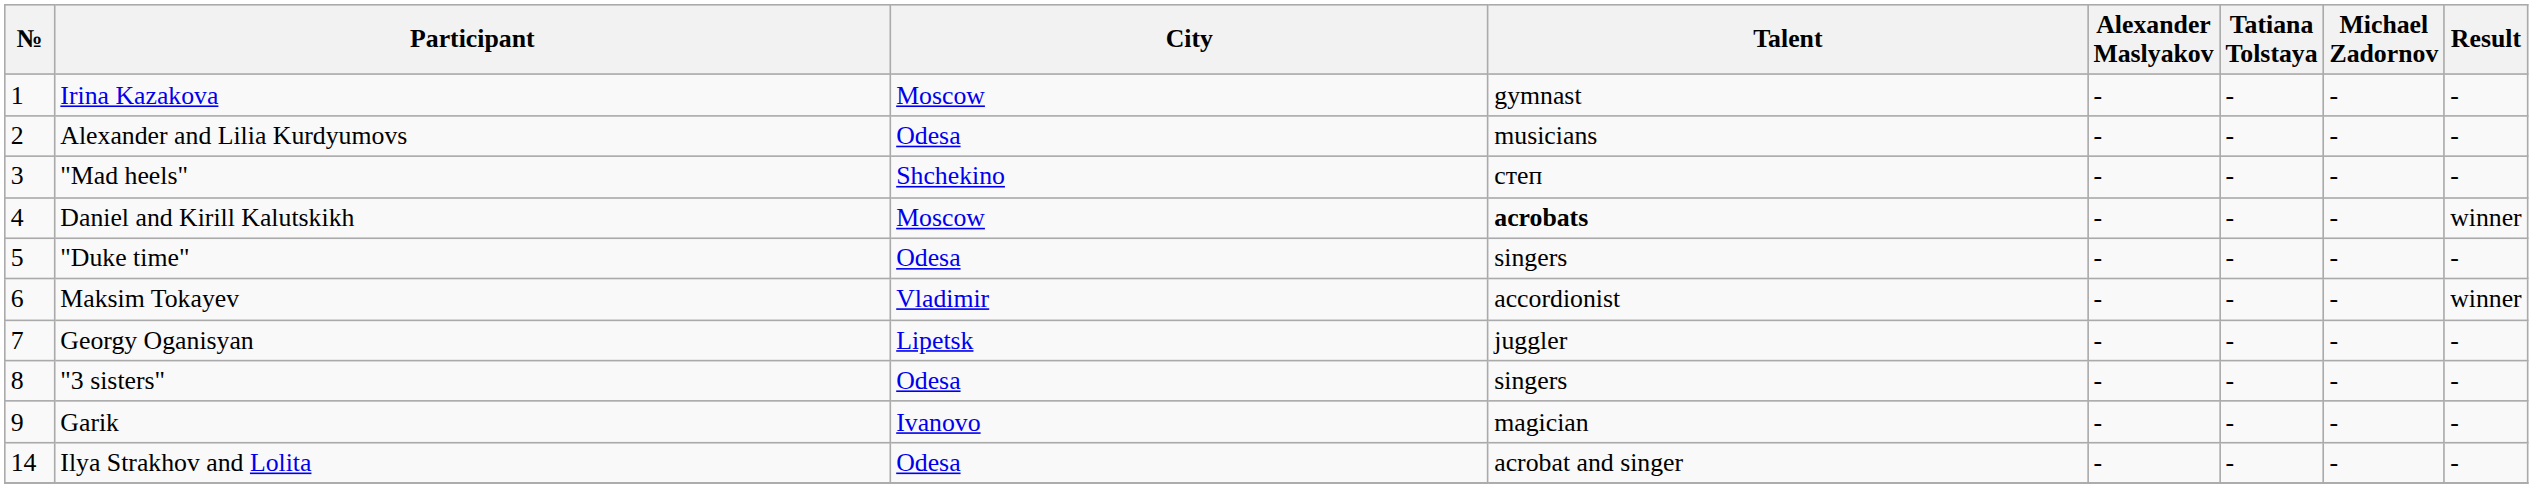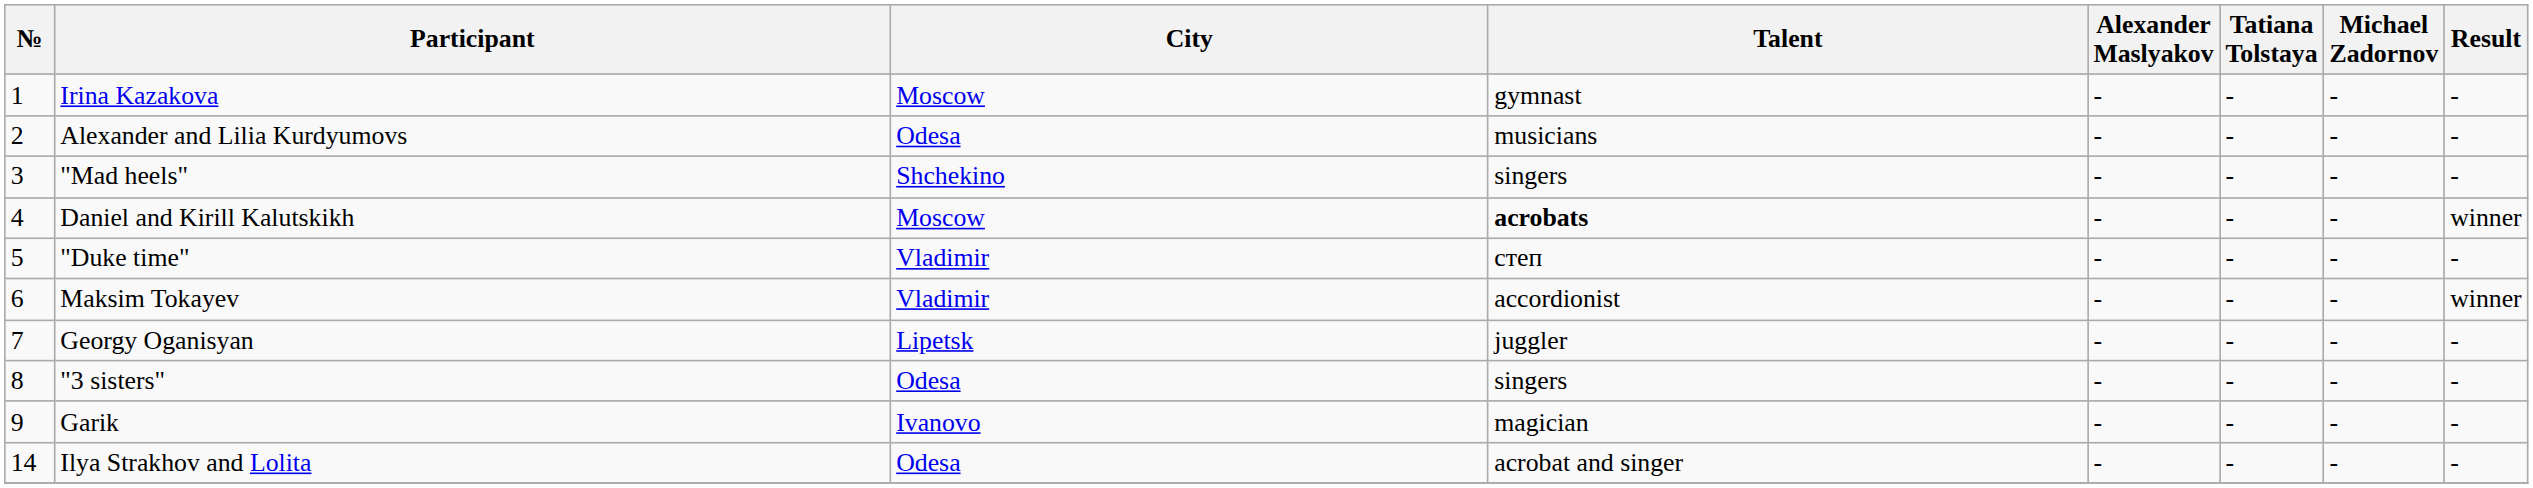(1518, 176) степ -> (1531, 176) singers
(928, 258) Odesa -> (943, 258) Vladimir
(1531, 258) singers -> (1518, 258) степ
